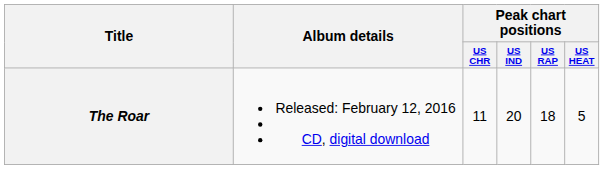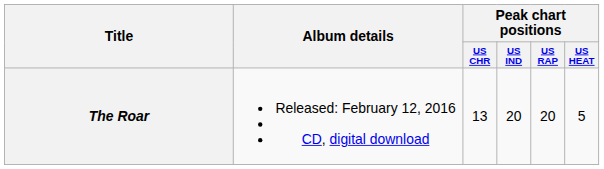(480, 116) 11 -> (480, 116) 13
(548, 116) 18 -> (548, 116) 20
